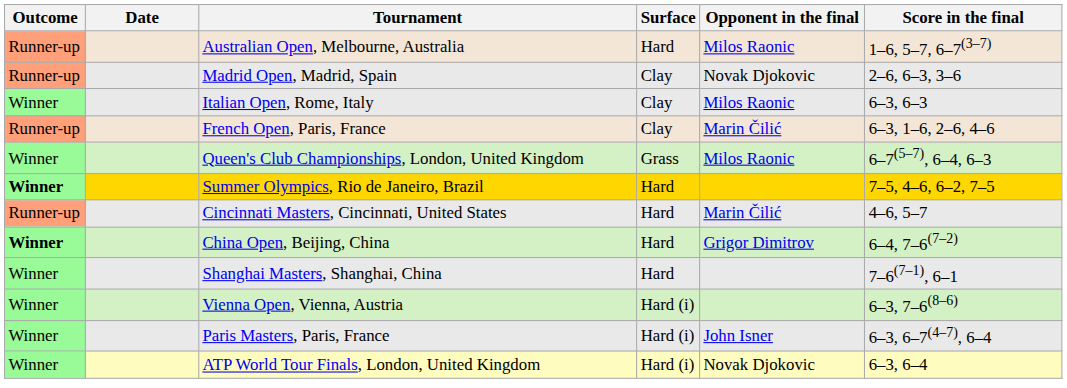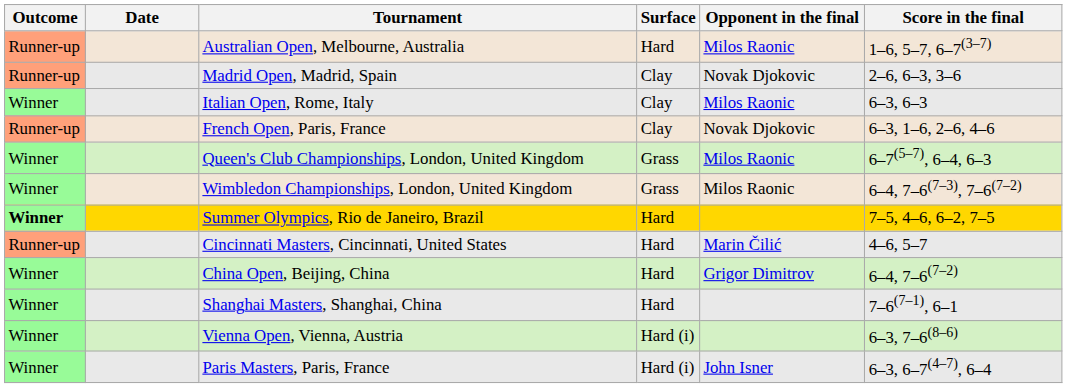(742, 128) Marin Čilić -> (759, 128) Novak Djokovic
+ row: (387, 189)
(36, 242) bold -> (33, 273) normal
- row: (371, 364)
